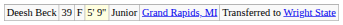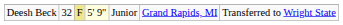(67, 12) 39 -> (67, 12) 32
(80, 12) no background -> (80, 12) khaki background
